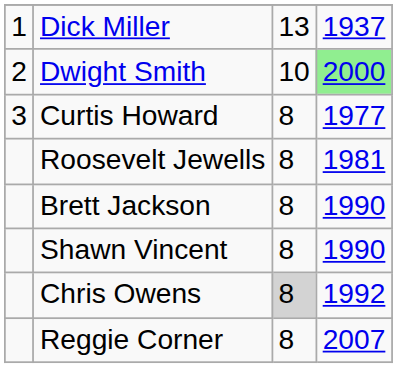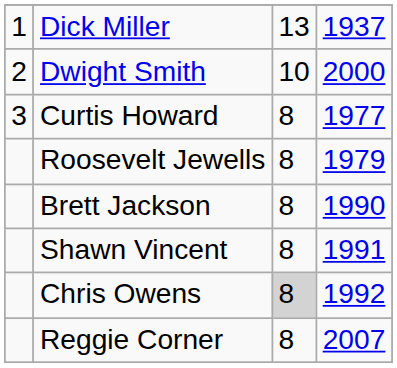(354, 71) lightgreen background -> (354, 71) no background
(354, 160) 1981 -> (354, 160) 1979
(354, 250) 1990 -> (354, 250) 1991
